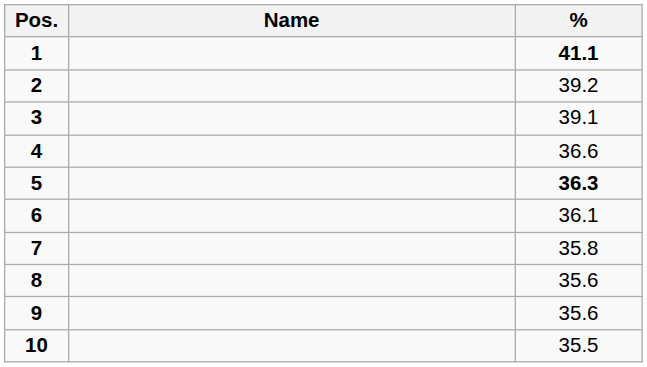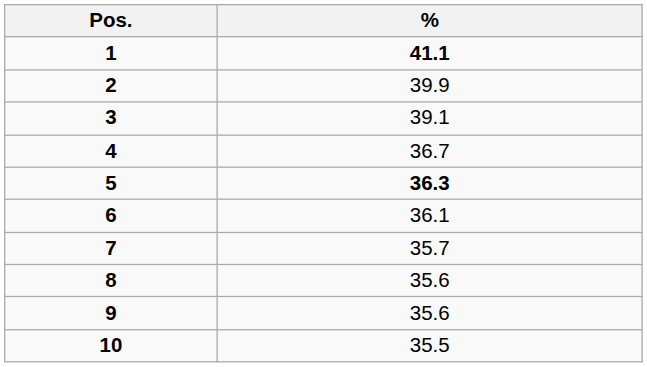- column: (292, 20)
(579, 85) 39.2 -> (430, 85) 39.9
(579, 150) 36.6 -> (430, 150) 36.7
(579, 248) 35.8 -> (430, 248) 35.7
